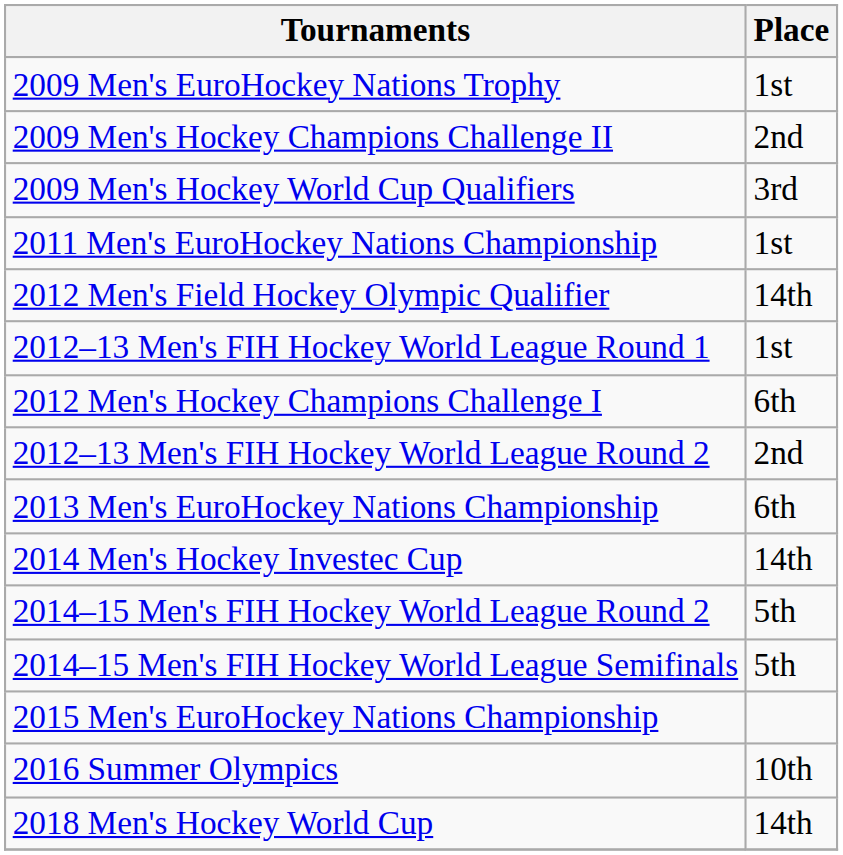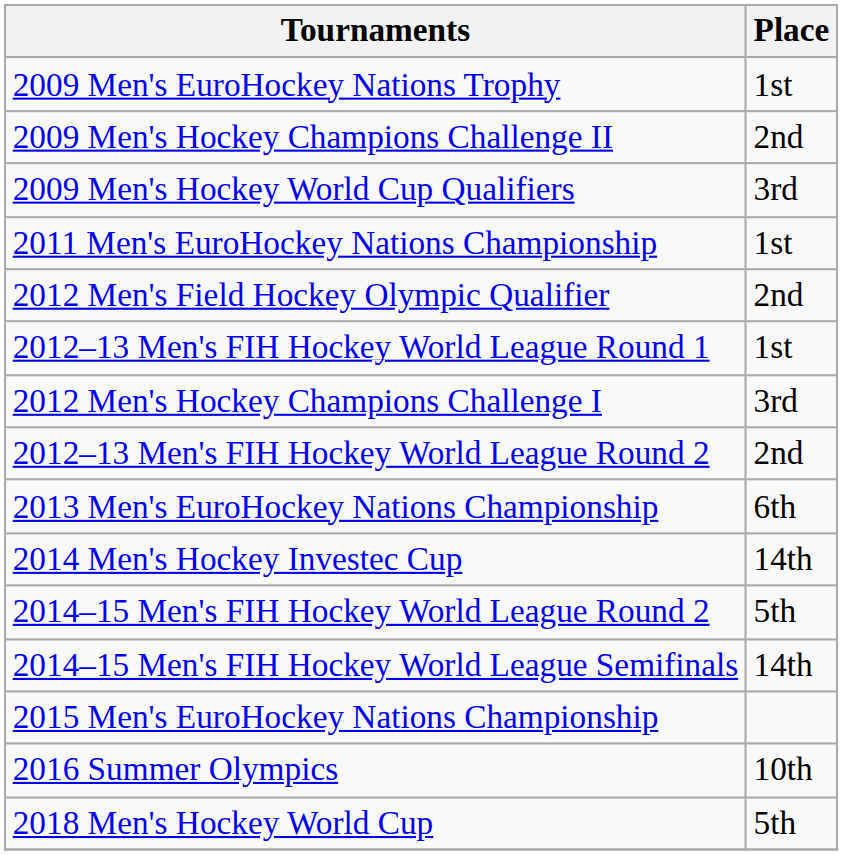(783, 294) 14th -> (779, 294) 2nd
(775, 400) 6th -> (776, 400) 3rd
(775, 664) 5th -> (783, 664) 14th
(783, 822) 14th -> (775, 822) 5th
